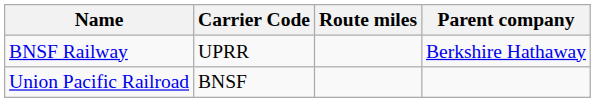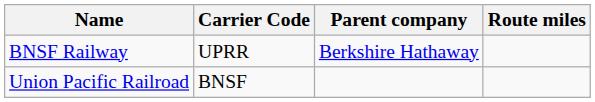columns swapped: (506, 19) <-> (368, 19)
